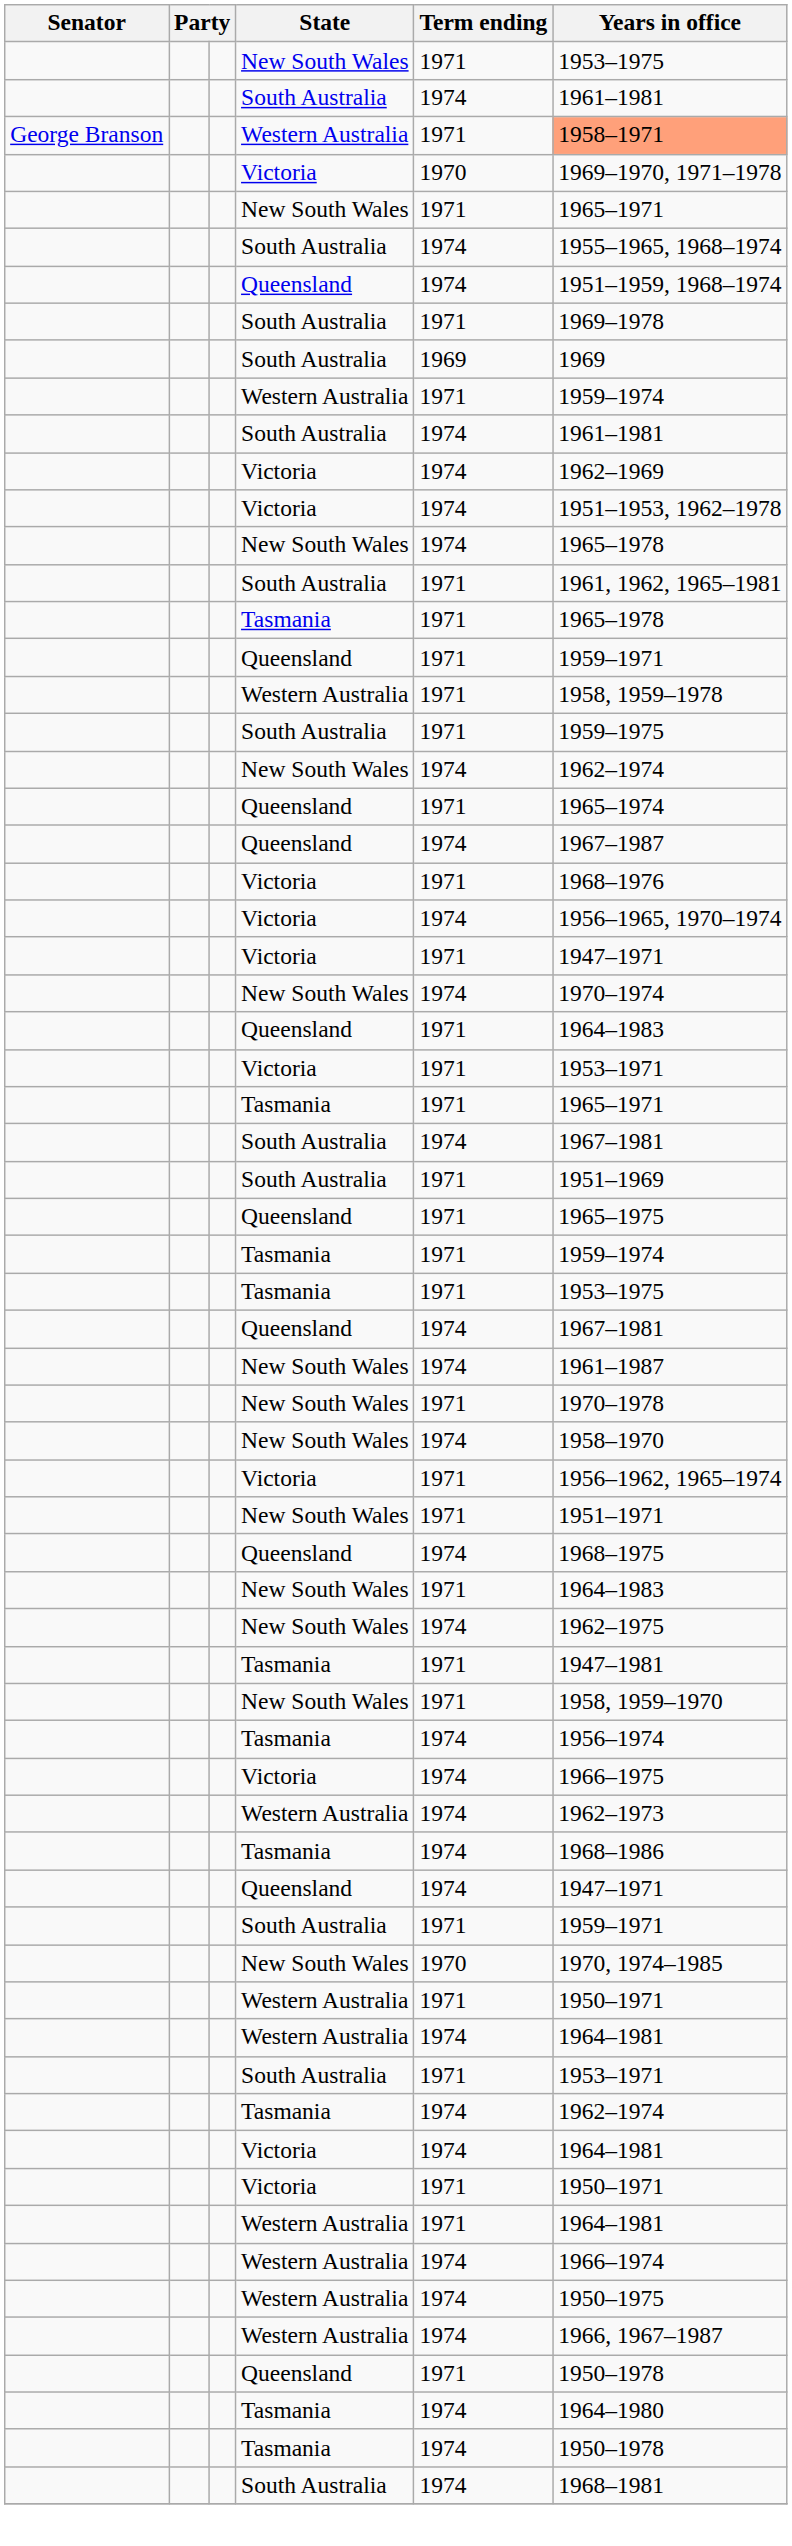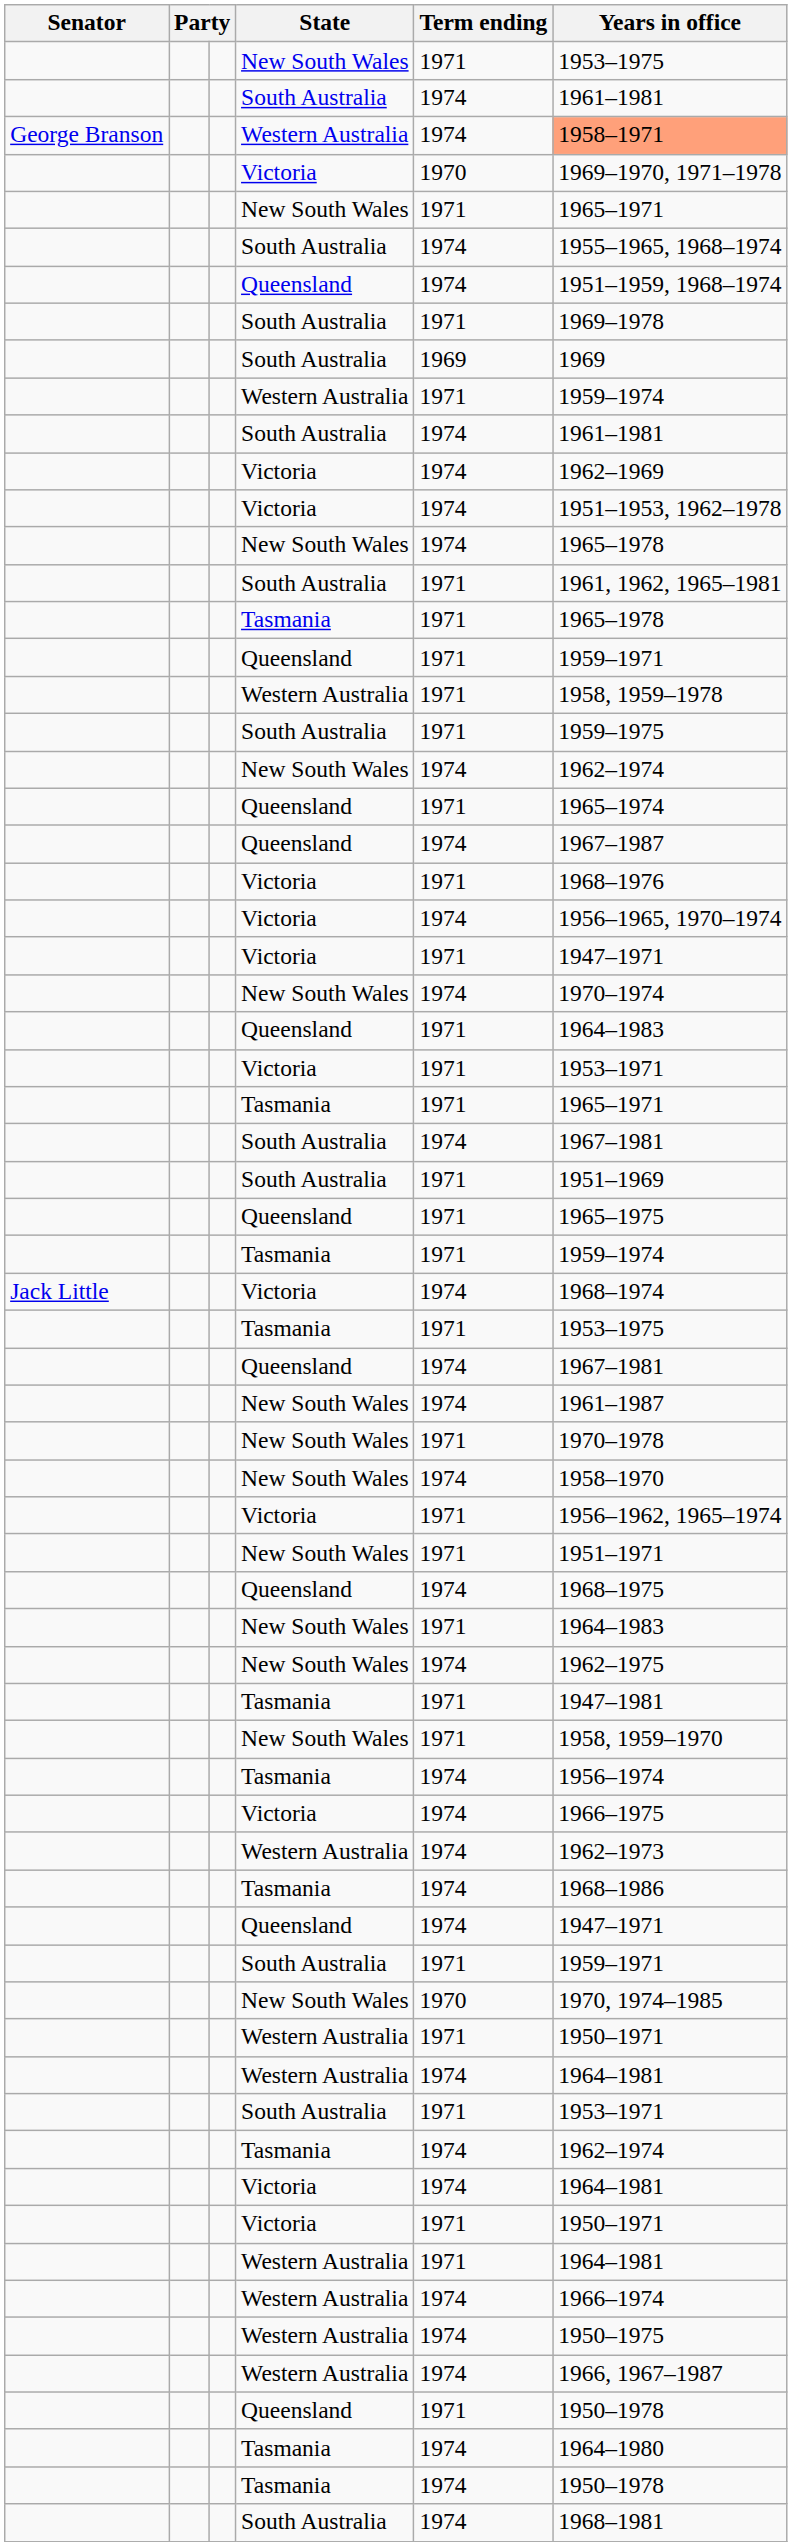(443, 135) 1971 -> (443, 135) 1974
+ row: (59, 1291)
